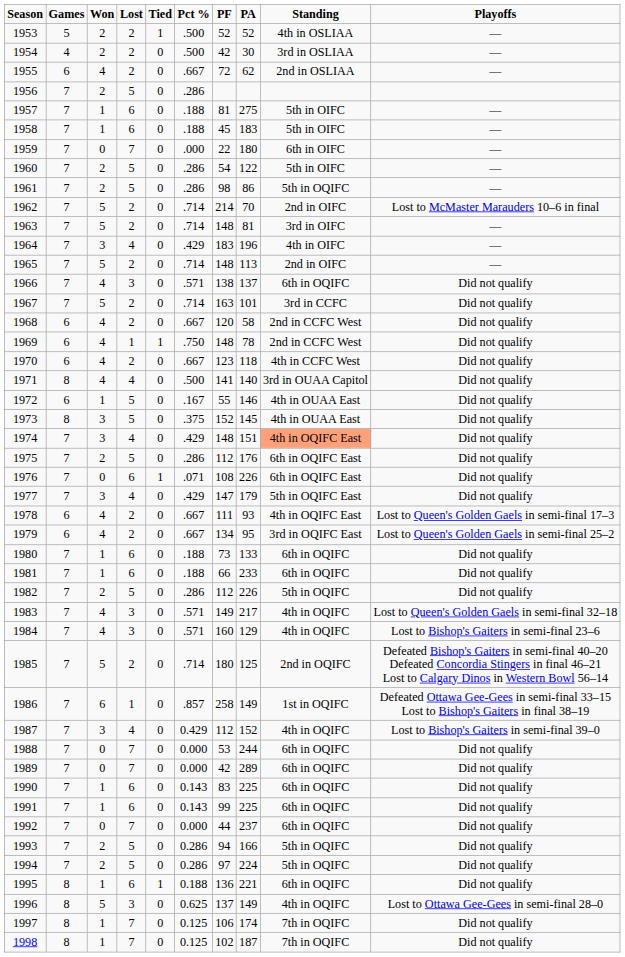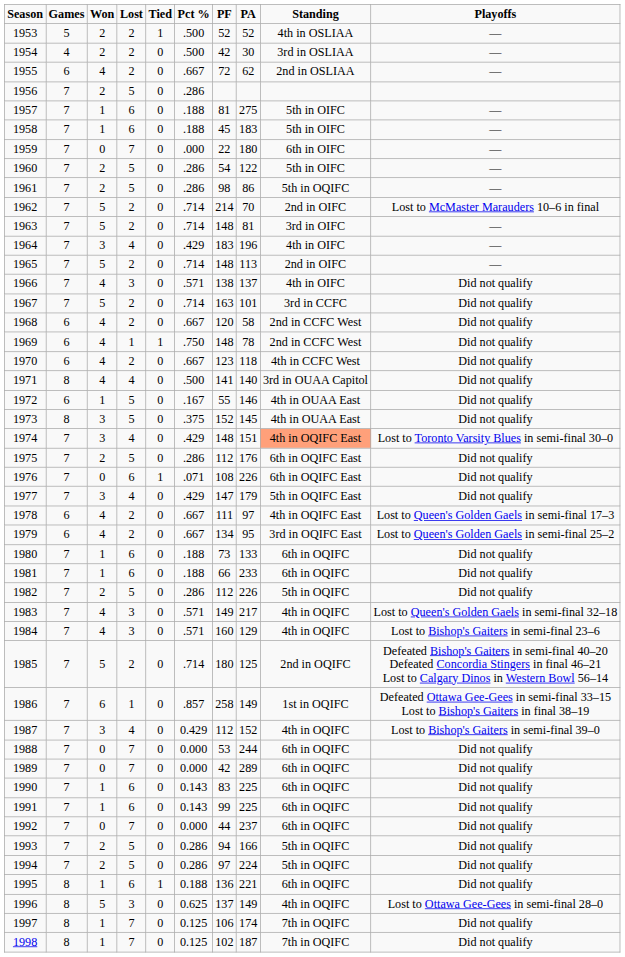(315, 284) 6th in OQIFC -> (315, 284) 4th in OIFC
(495, 438) Did not qualify -> (495, 438) Lost to Toronto Varsity Blues in semi-final 30–0
(248, 515) 93 -> (248, 515) 97
